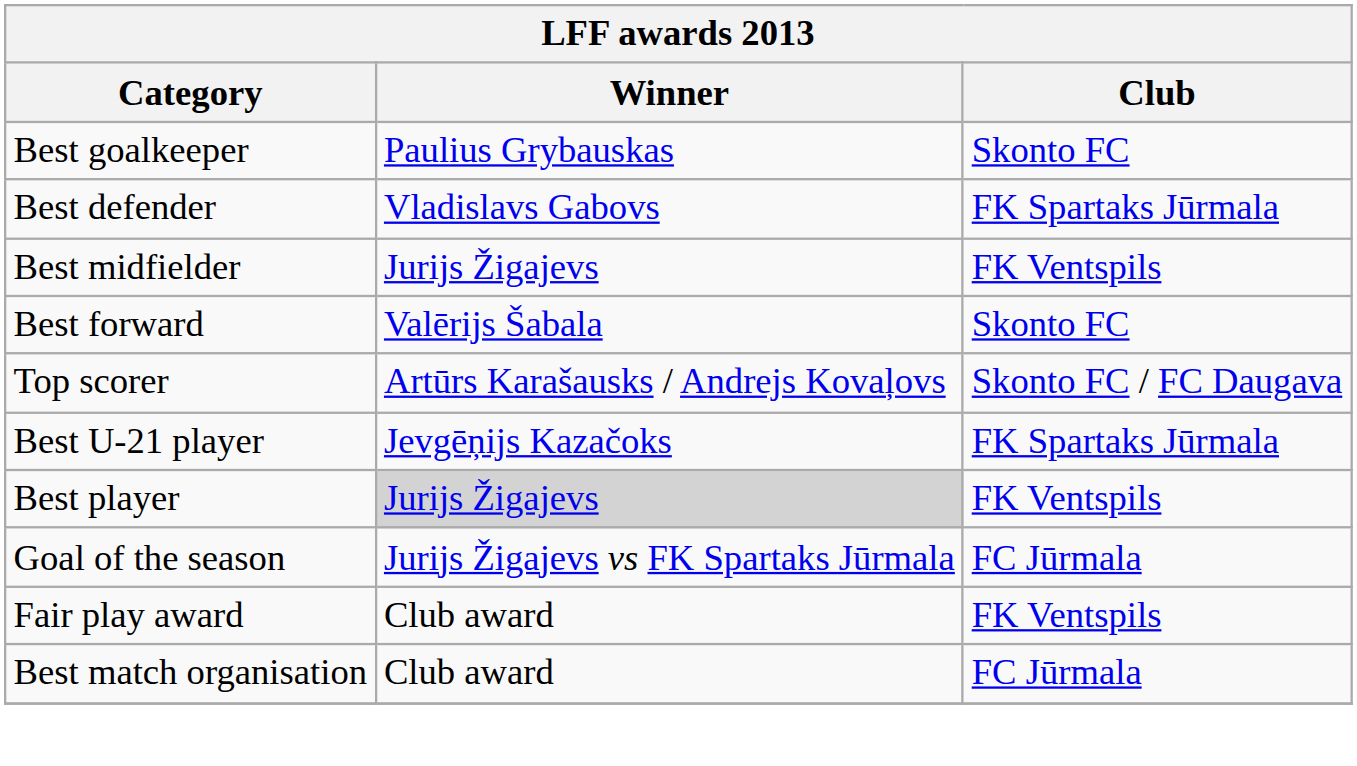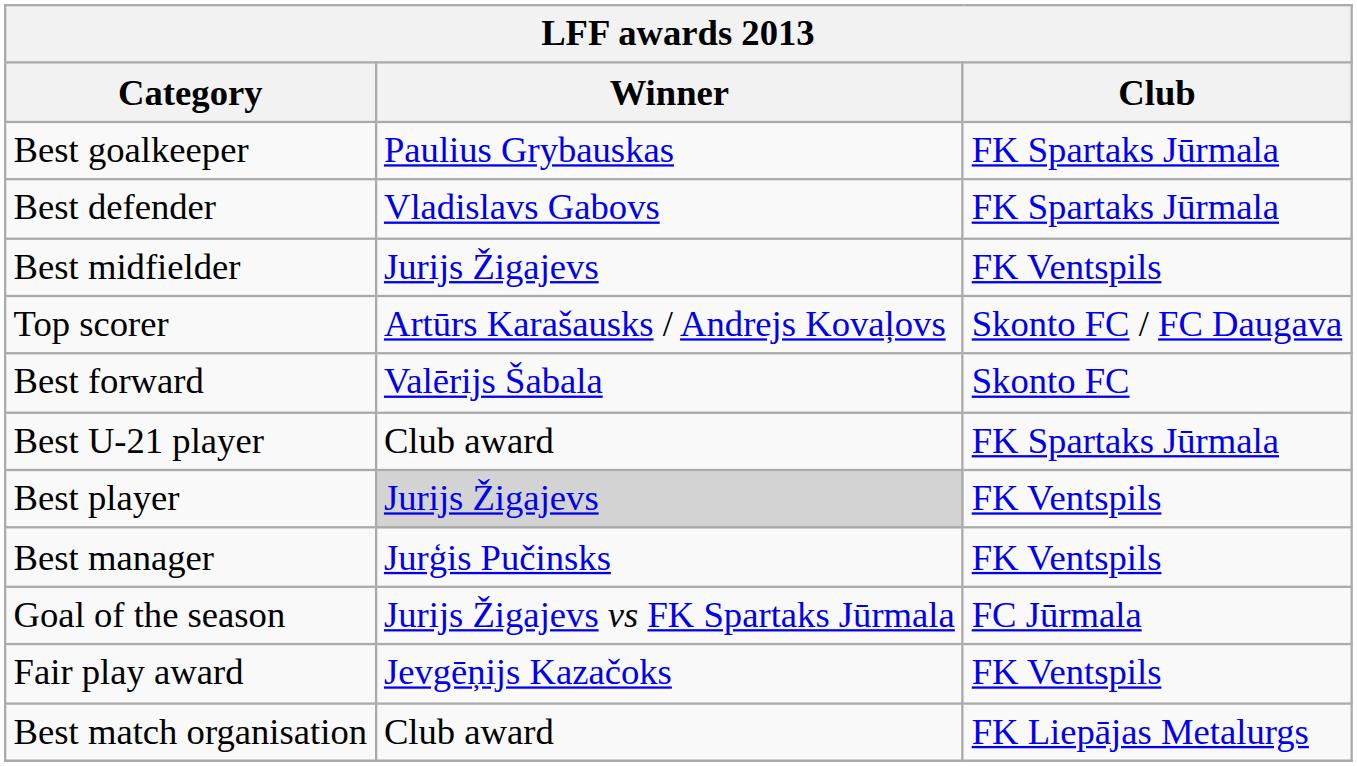(1051, 149) Skonto FC -> (1125, 149) FK Spartaks Jūrmala
rows swapped: (109, 324) <-> (91, 382)
(528, 440) Jevgēņijs Kazačoks -> (469, 440) Club award
+ row: (114, 556)
(469, 614) Club award -> (528, 672) Jevgēņijs Kazačoks
(1057, 672) FC Jūrmala -> (1140, 730) FK Liepājas Metalurgs
